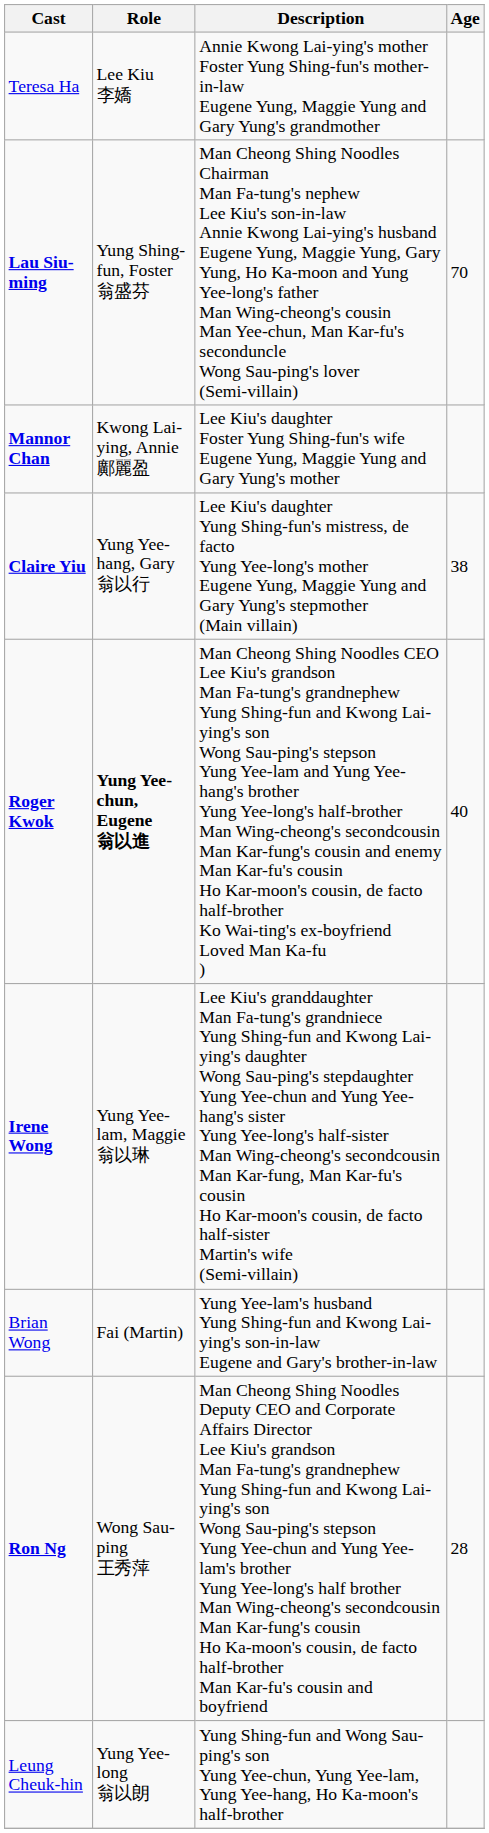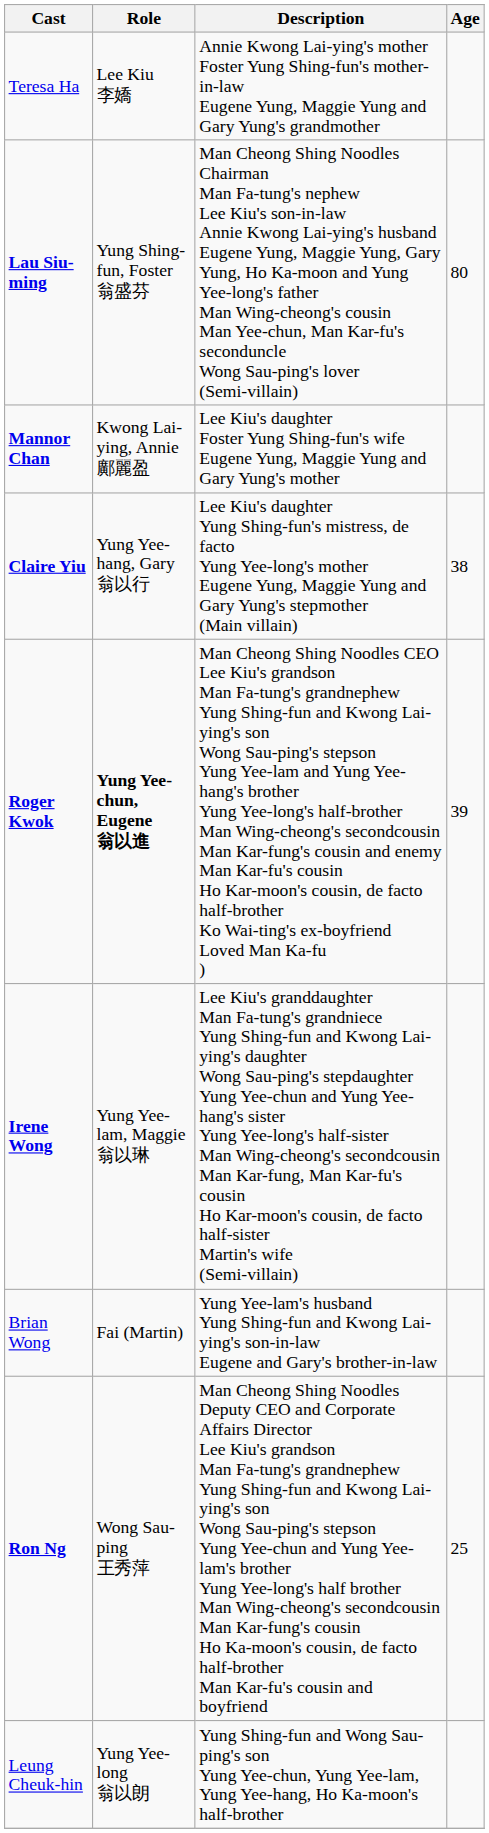(459, 272) 70 -> (459, 272) 80
(459, 811) 40 -> (459, 811) 39
(459, 1548) 28 -> (459, 1548) 25
